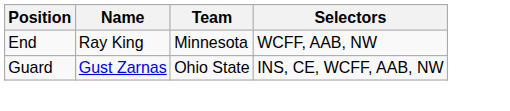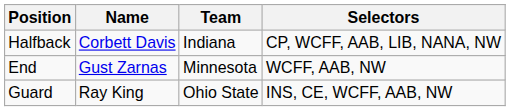+ row: (39, 43)
(111, 43) Ray King -> (123, 68) Gust Zarnas
(123, 68) Gust Zarnas -> (111, 93) Ray King
